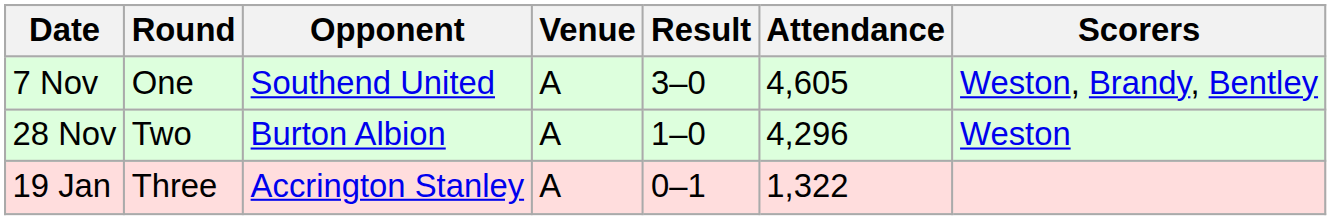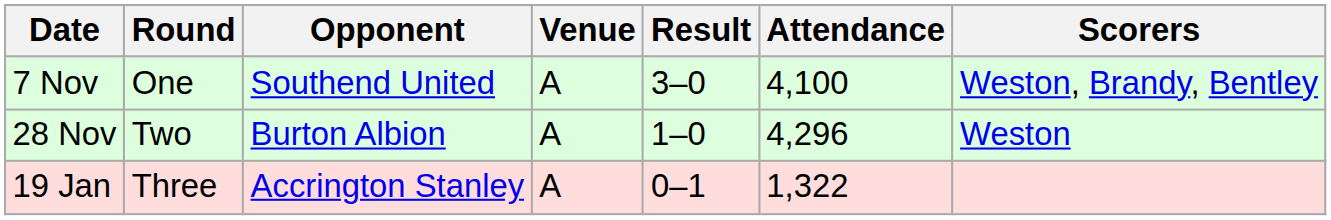(807, 82) 4,605 -> (807, 82) 4,100
